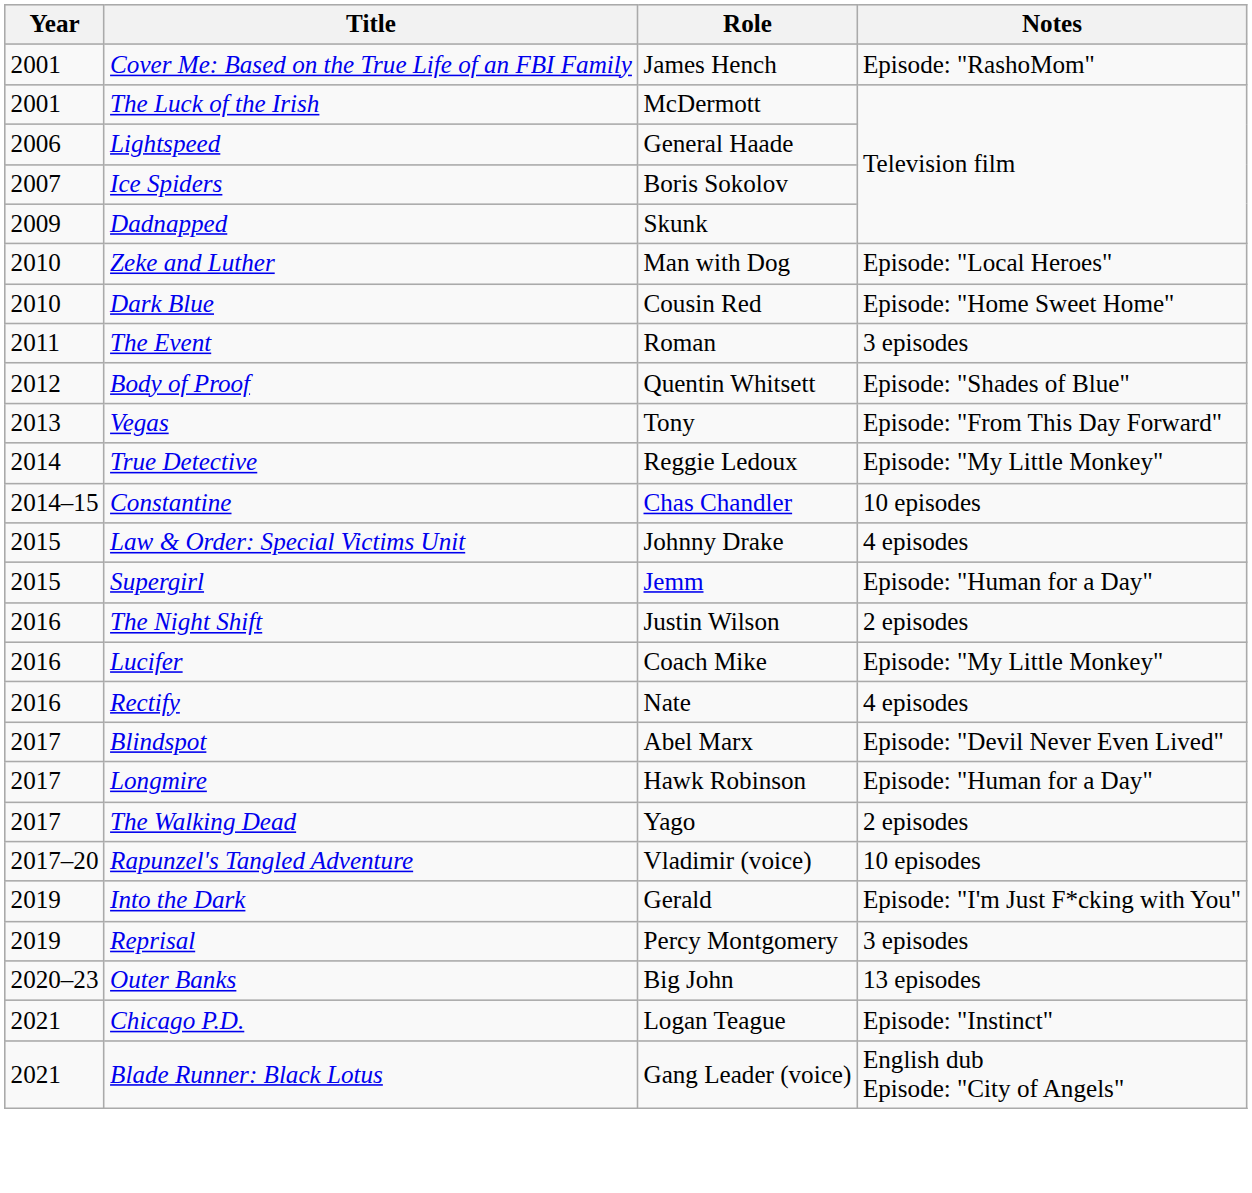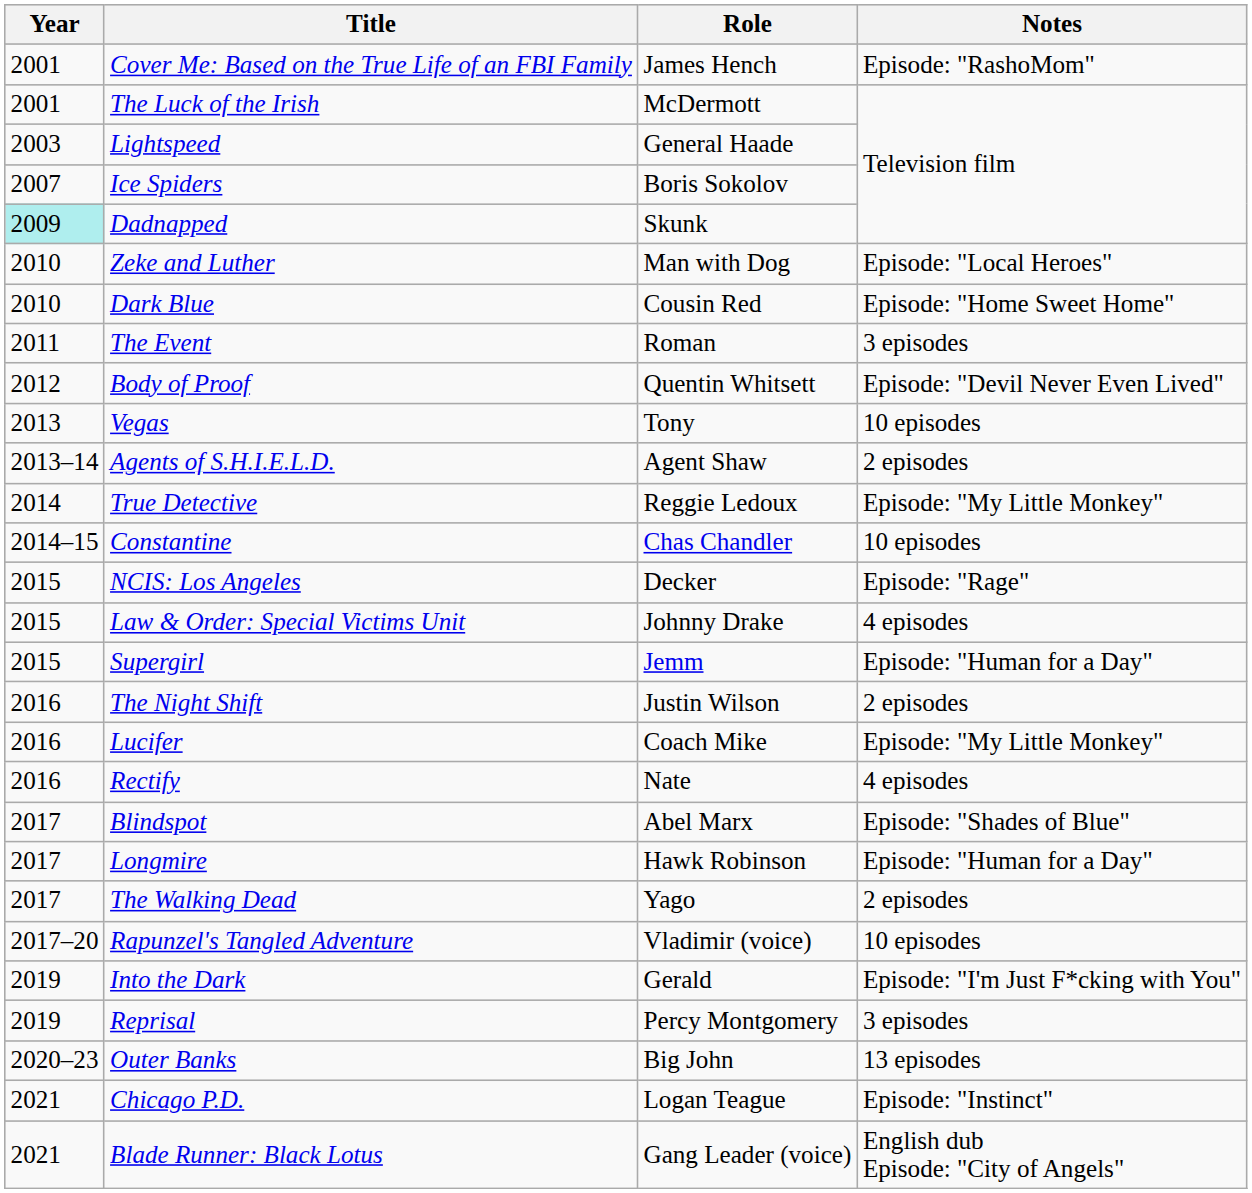(36, 143) 2006 -> (36, 143) 2003
(36, 223) no background -> (36, 223) paleturquoise background
(996, 382) Episode: "Shades of Blue" -> (1043, 382) Episode: "Devil Never Even Lived"
(1042, 422) Episode: "From This Day Forward" -> (922, 422) 10 episodes
+ row: (222, 462)
+ row: (205, 582)
(1043, 741) Episode: "Devil Never Even Lived" -> (996, 821) Episode: "Shades of Blue"
